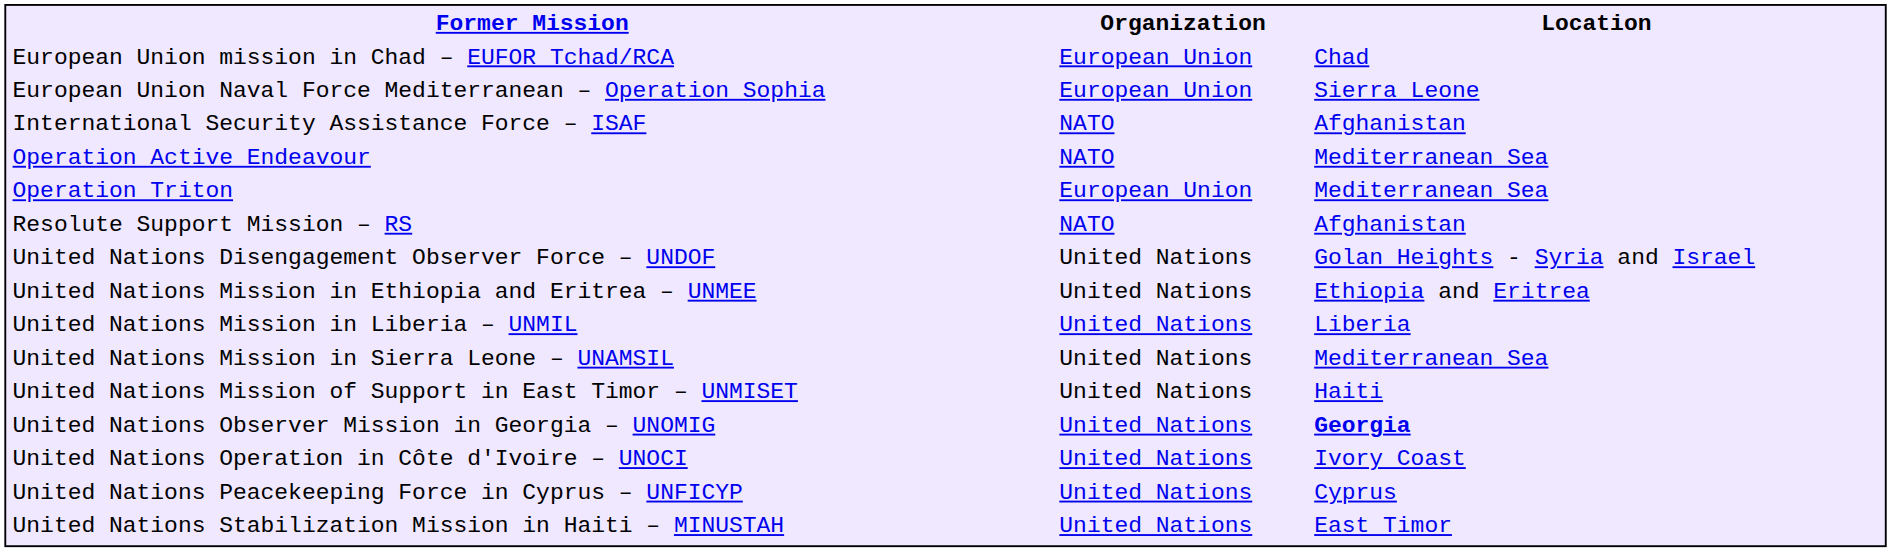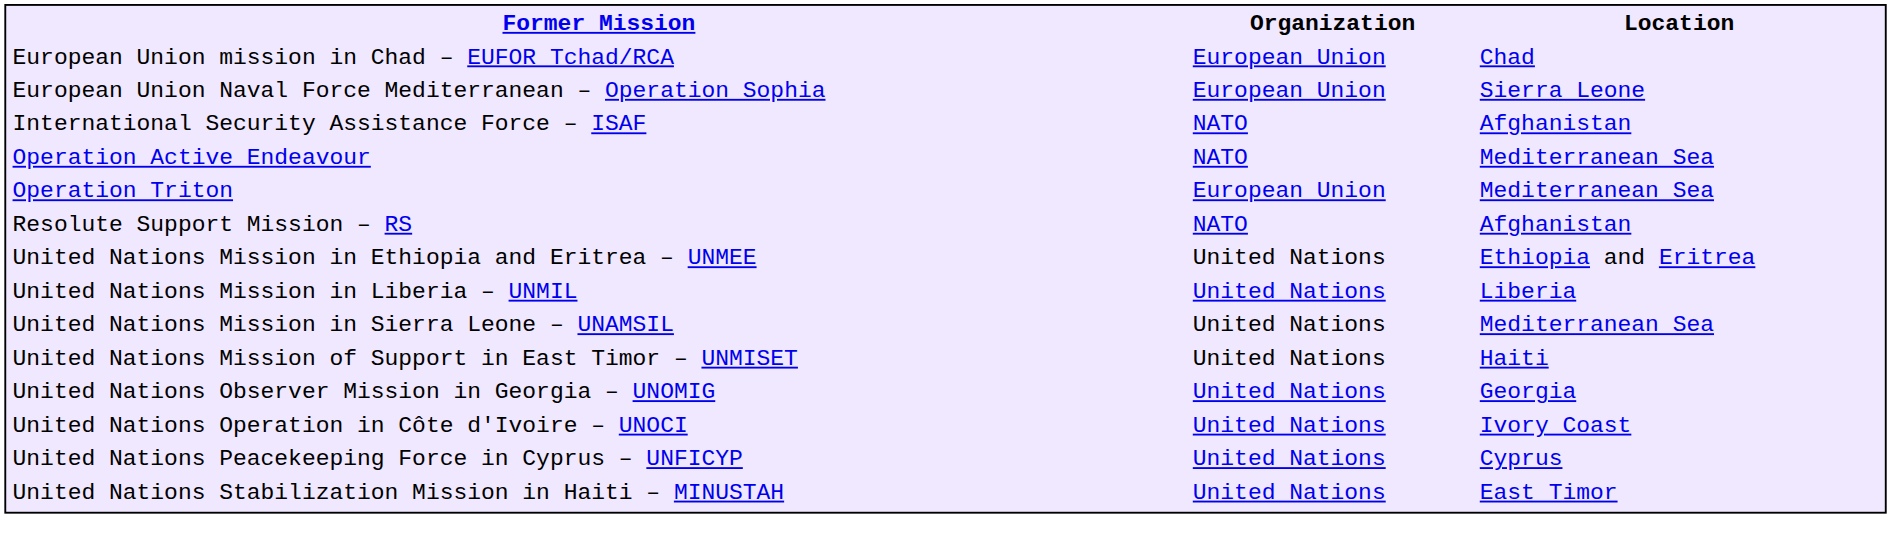- row: (364, 259)
(1362, 426) bold -> (1528, 393) normal
